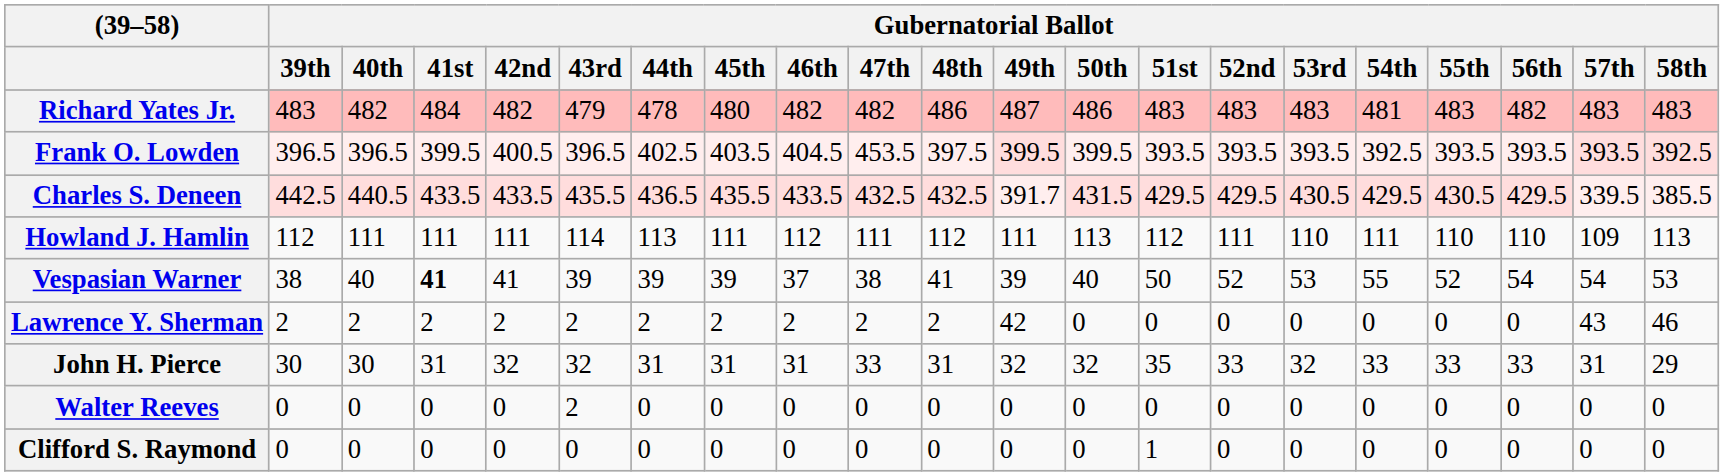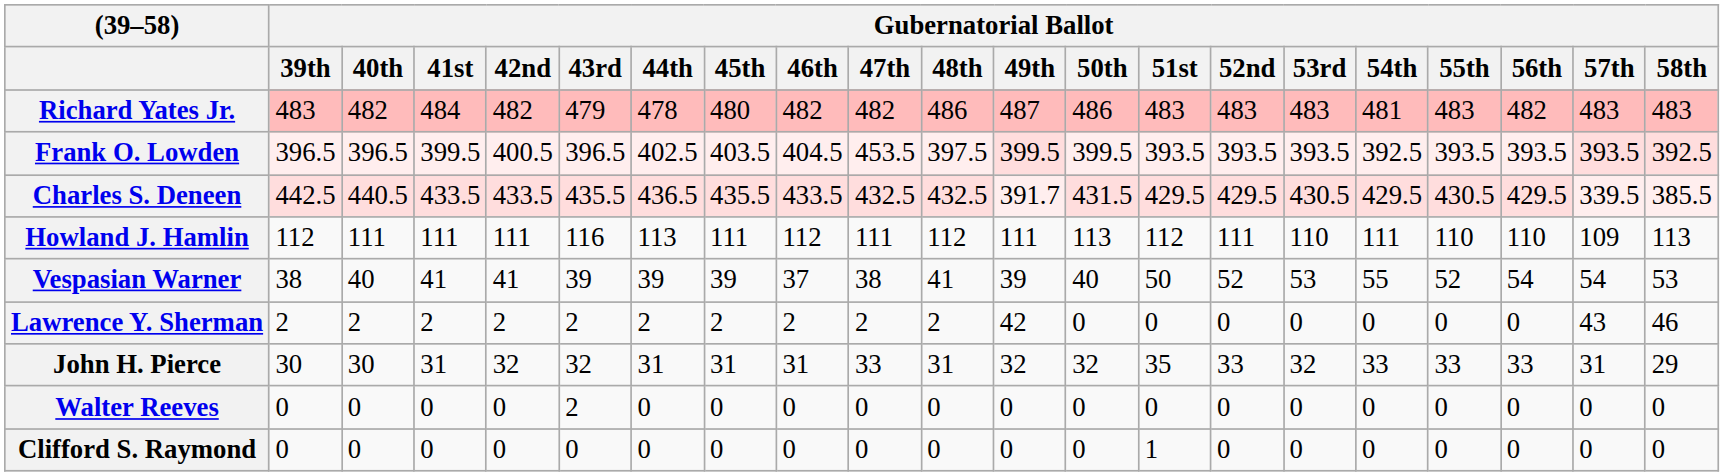(585, 237) 114 -> (585, 237) 116
(434, 279) bold -> (434, 279) normal
